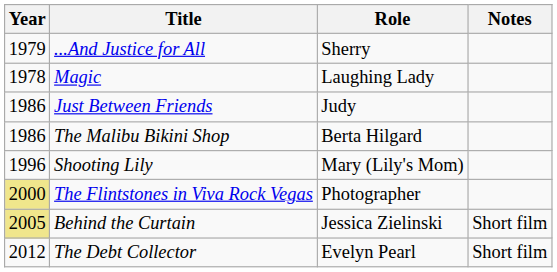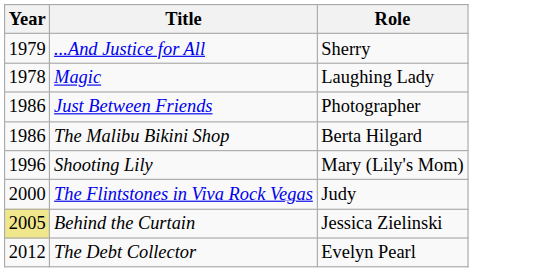- column: (510, 19)
(339, 106) Judy -> (371, 106) Photographer
(27, 194) khaki background -> (27, 194) no background
(371, 194) Photographer -> (339, 194) Judy
